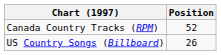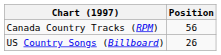(191, 27) 52 -> (191, 27) 56
